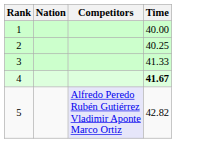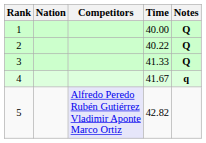+ column: (186, 12)
(157, 45) 40.25 -> (157, 45) 40.22
(157, 78) bold -> (157, 78) normal
